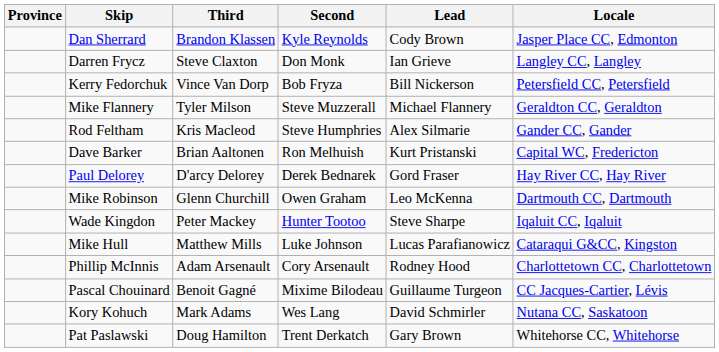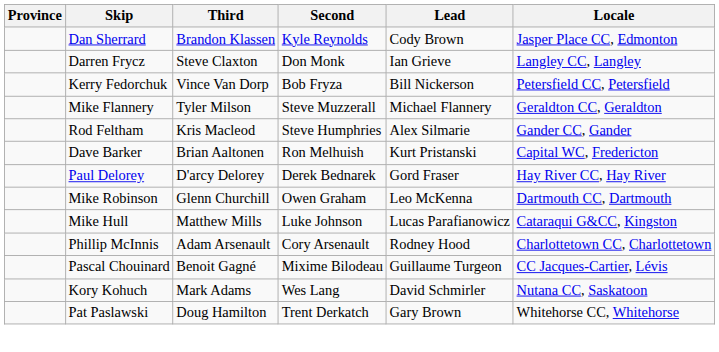- row: (112, 221)
